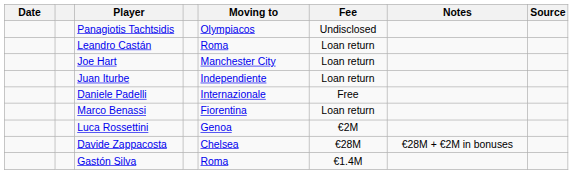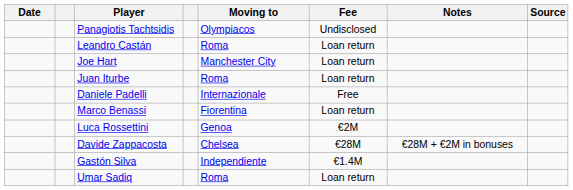(233, 78) Independiente -> (214, 78) Roma
(214, 161) Roma -> (233, 161) Independiente
+ row: (105, 177)
